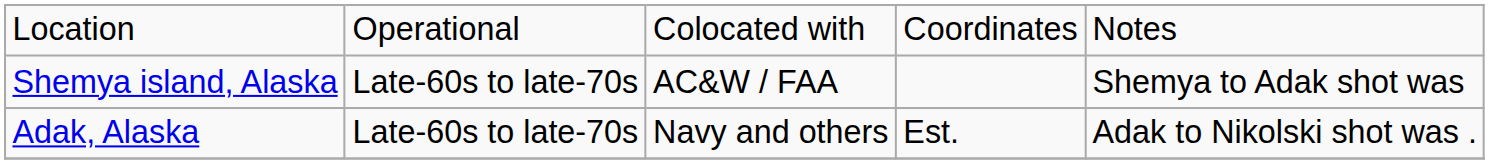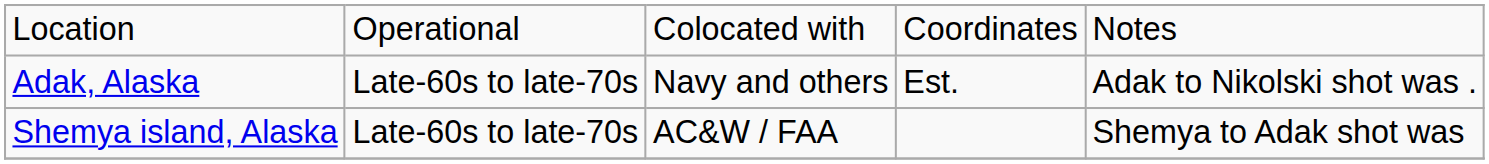rows swapped: (175, 81) <-> (106, 132)
